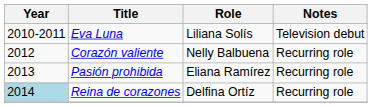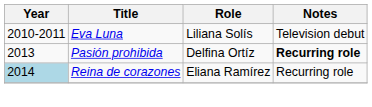- row: (117, 53)
(228, 72) Eliana Ramírez -> (220, 53) Delfina Ortíz
(315, 72) normal -> (318, 53) bold
(220, 92) Delfina Ortíz -> (228, 72) Eliana Ramírez
